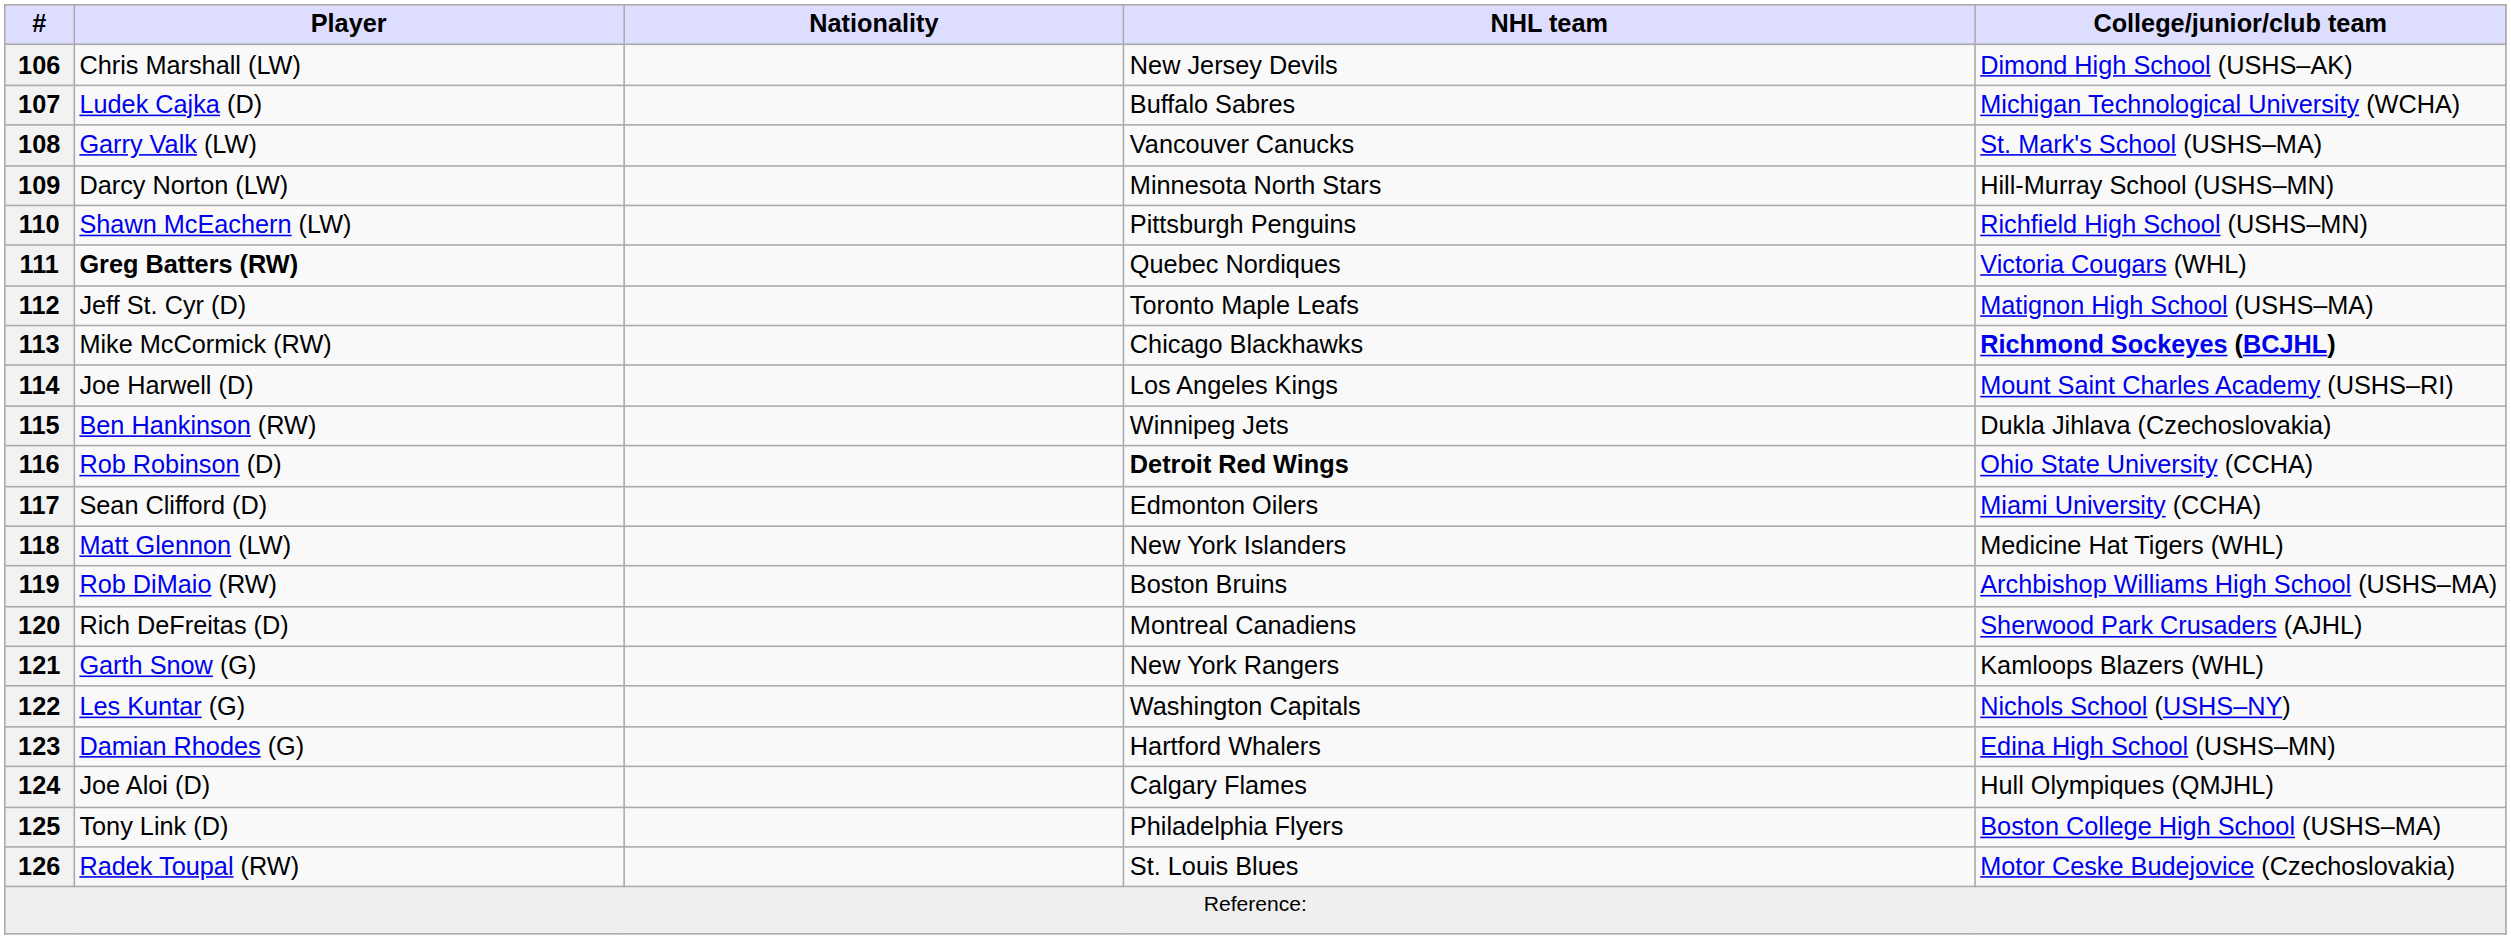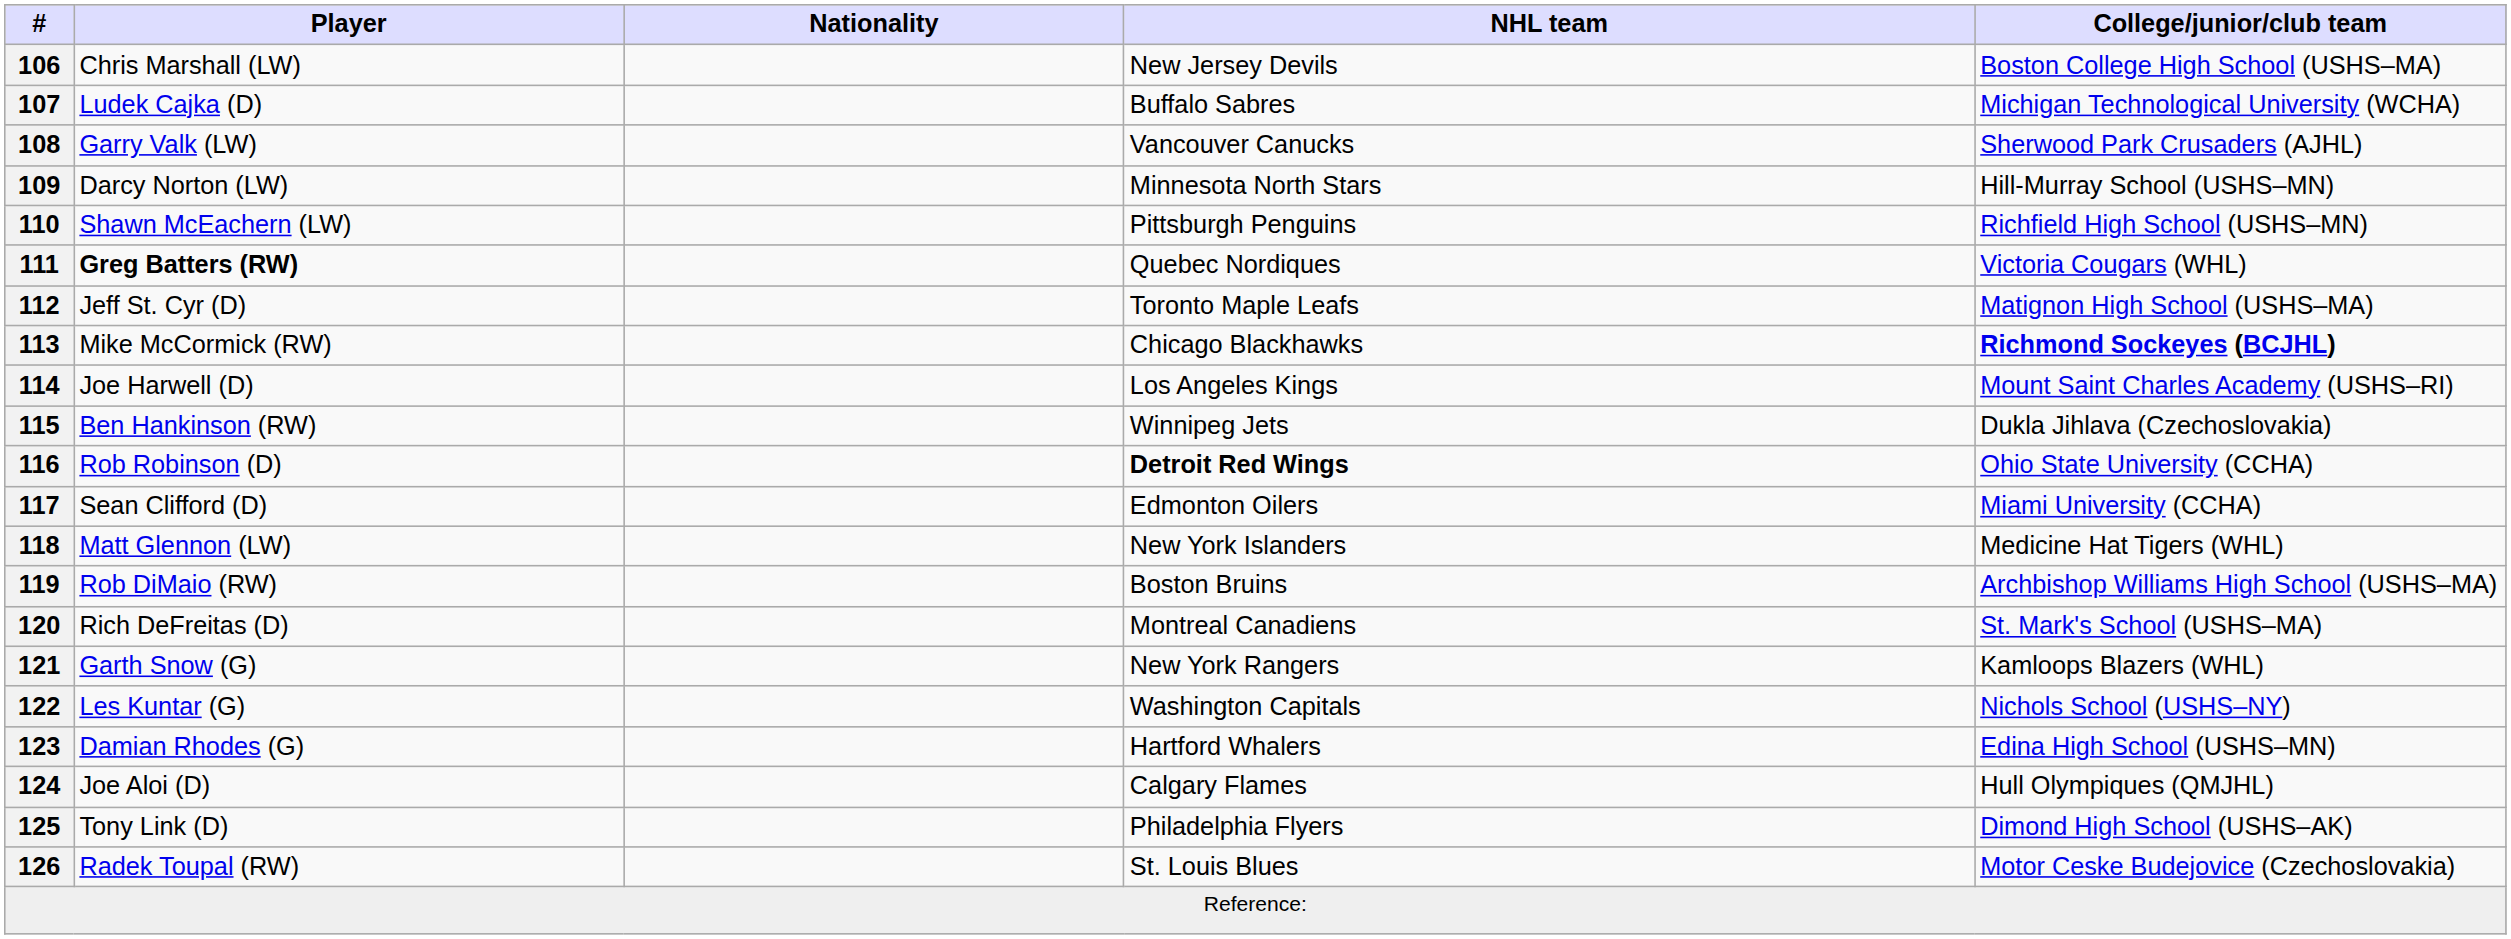(2166, 64) Dimond High School (USHS–AK) -> (2211, 64) Boston College High School (USHS–MA)
(2151, 144) St. Mark's School (USHS–MA) -> (2171, 144) Sherwood Park Crusaders (AJHL)
(2171, 625) Sherwood Park Crusaders (AJHL) -> (2151, 625) St. Mark's School (USHS–MA)
(2211, 826) Boston College High School (USHS–MA) -> (2166, 826) Dimond High School (USHS–AK)
